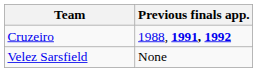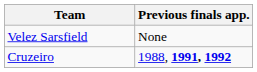rows swapped: (47, 57) <-> (31, 36)
